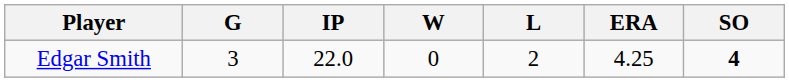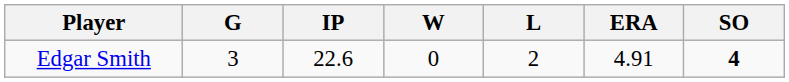(333, 58) 22.0 -> (333, 58) 22.6
(634, 58) 4.25 -> (634, 58) 4.91
